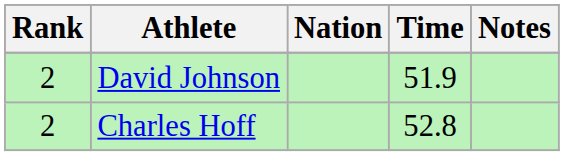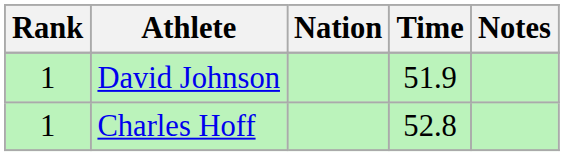(48, 77) 2 -> (48, 77) 1
(48, 125) 2 -> (48, 125) 1
